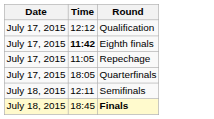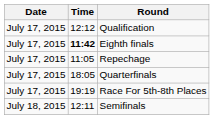+ row: (153, 91)
- row: (114, 106)
